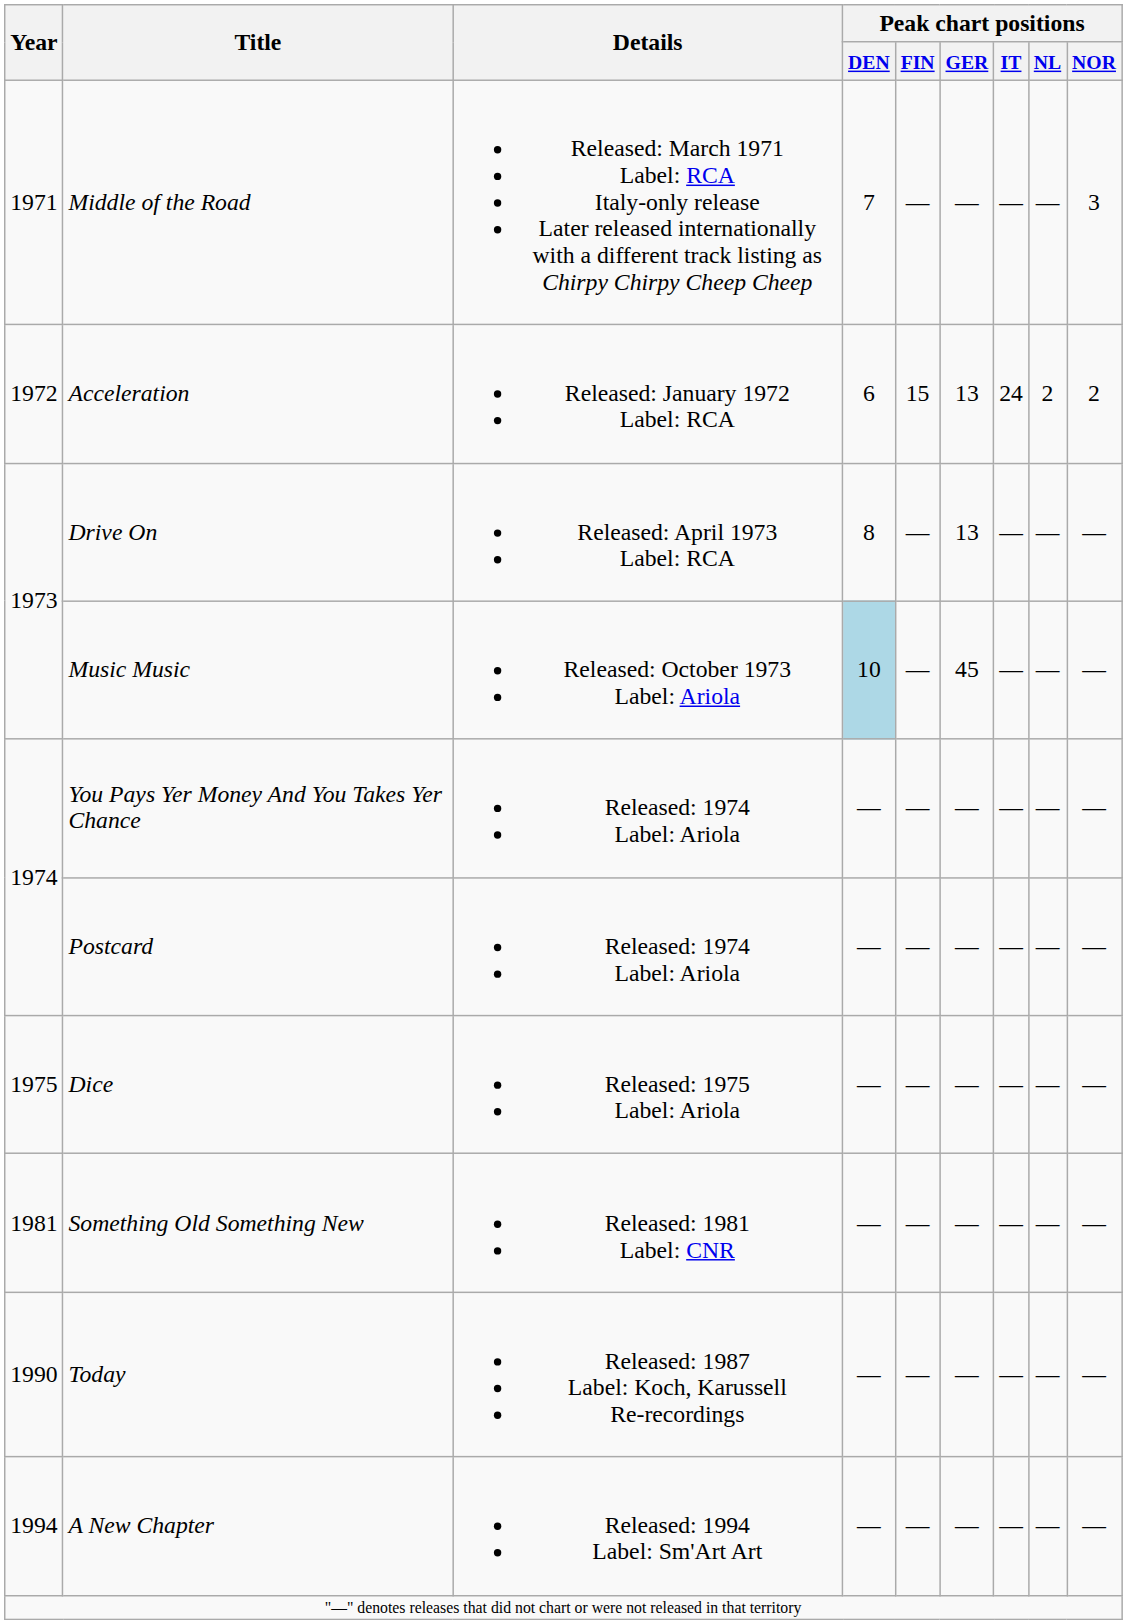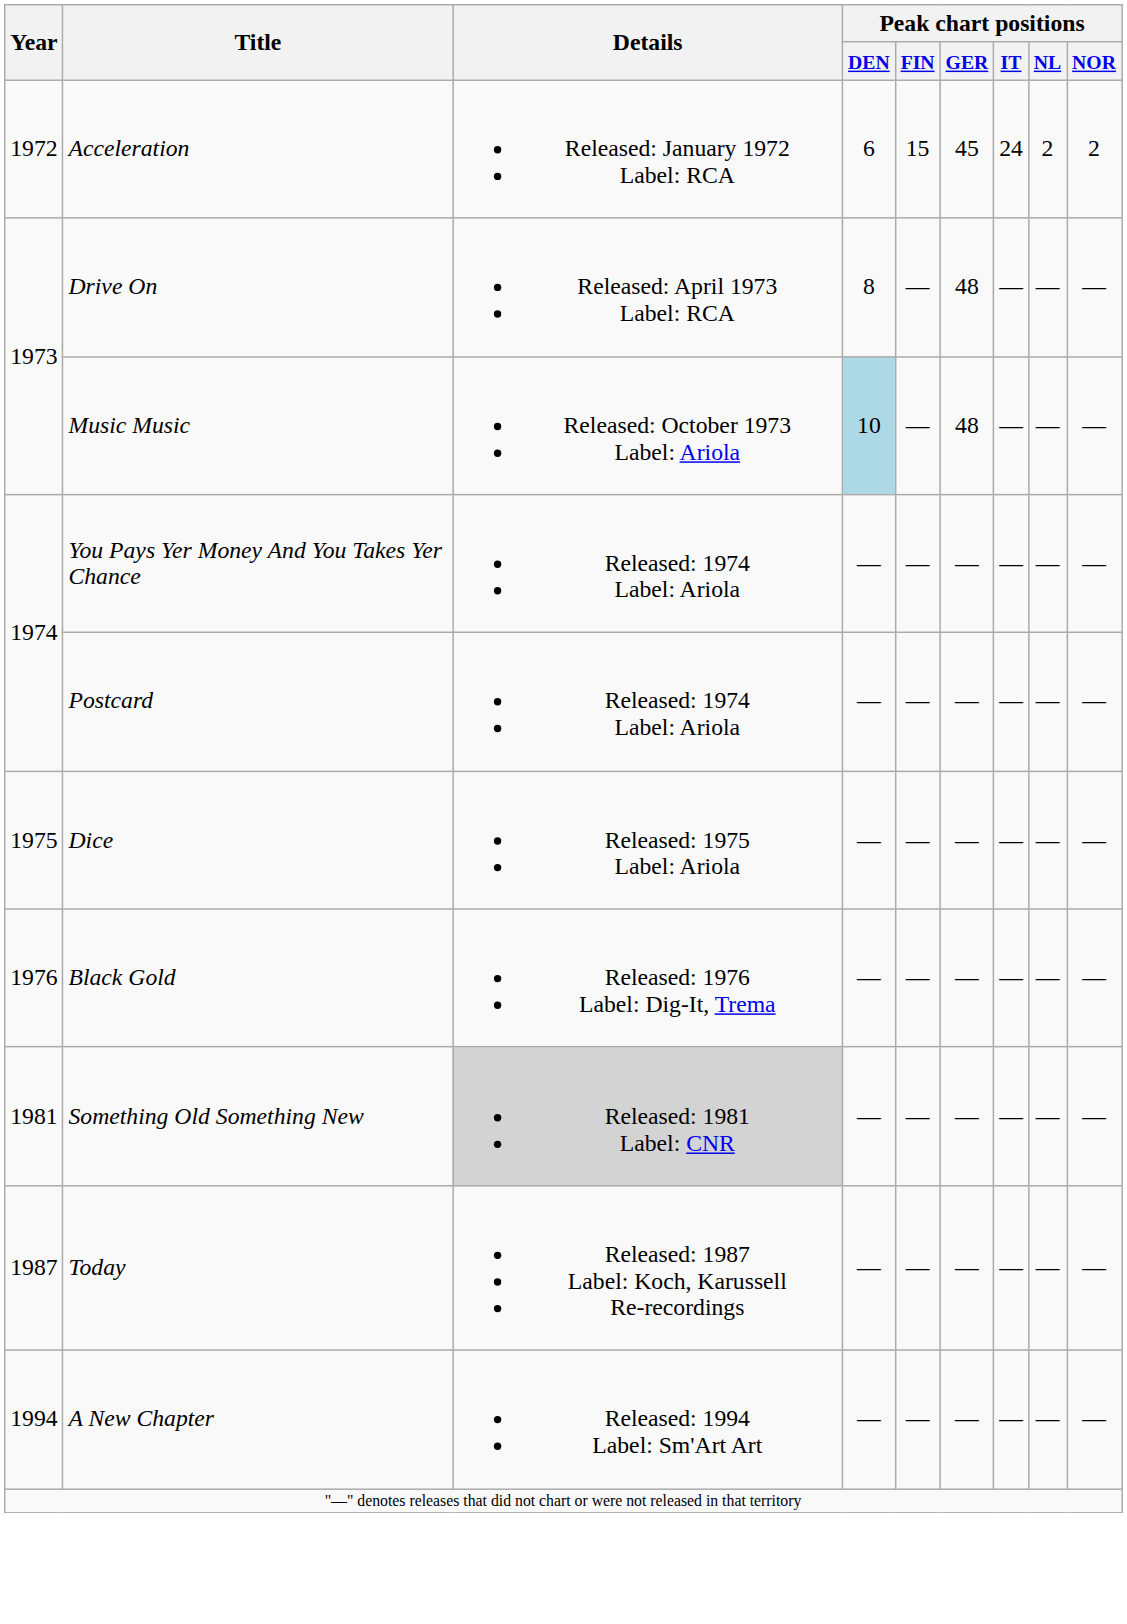- row: (160, 201)
(967, 393) 13 -> (967, 148) 45
(967, 531) 13 -> (967, 286) 48
(967, 669) 45 -> (967, 425) 48
+ row: (122, 977)
(648, 1236) no background -> (648, 1130) lightgrey background
(34, 1374) 1990 -> (34, 1267) 1987
